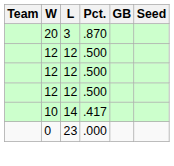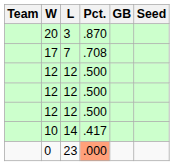+ row: (51, 53)
(95, 131) no background -> (95, 151) lightsalmon background
